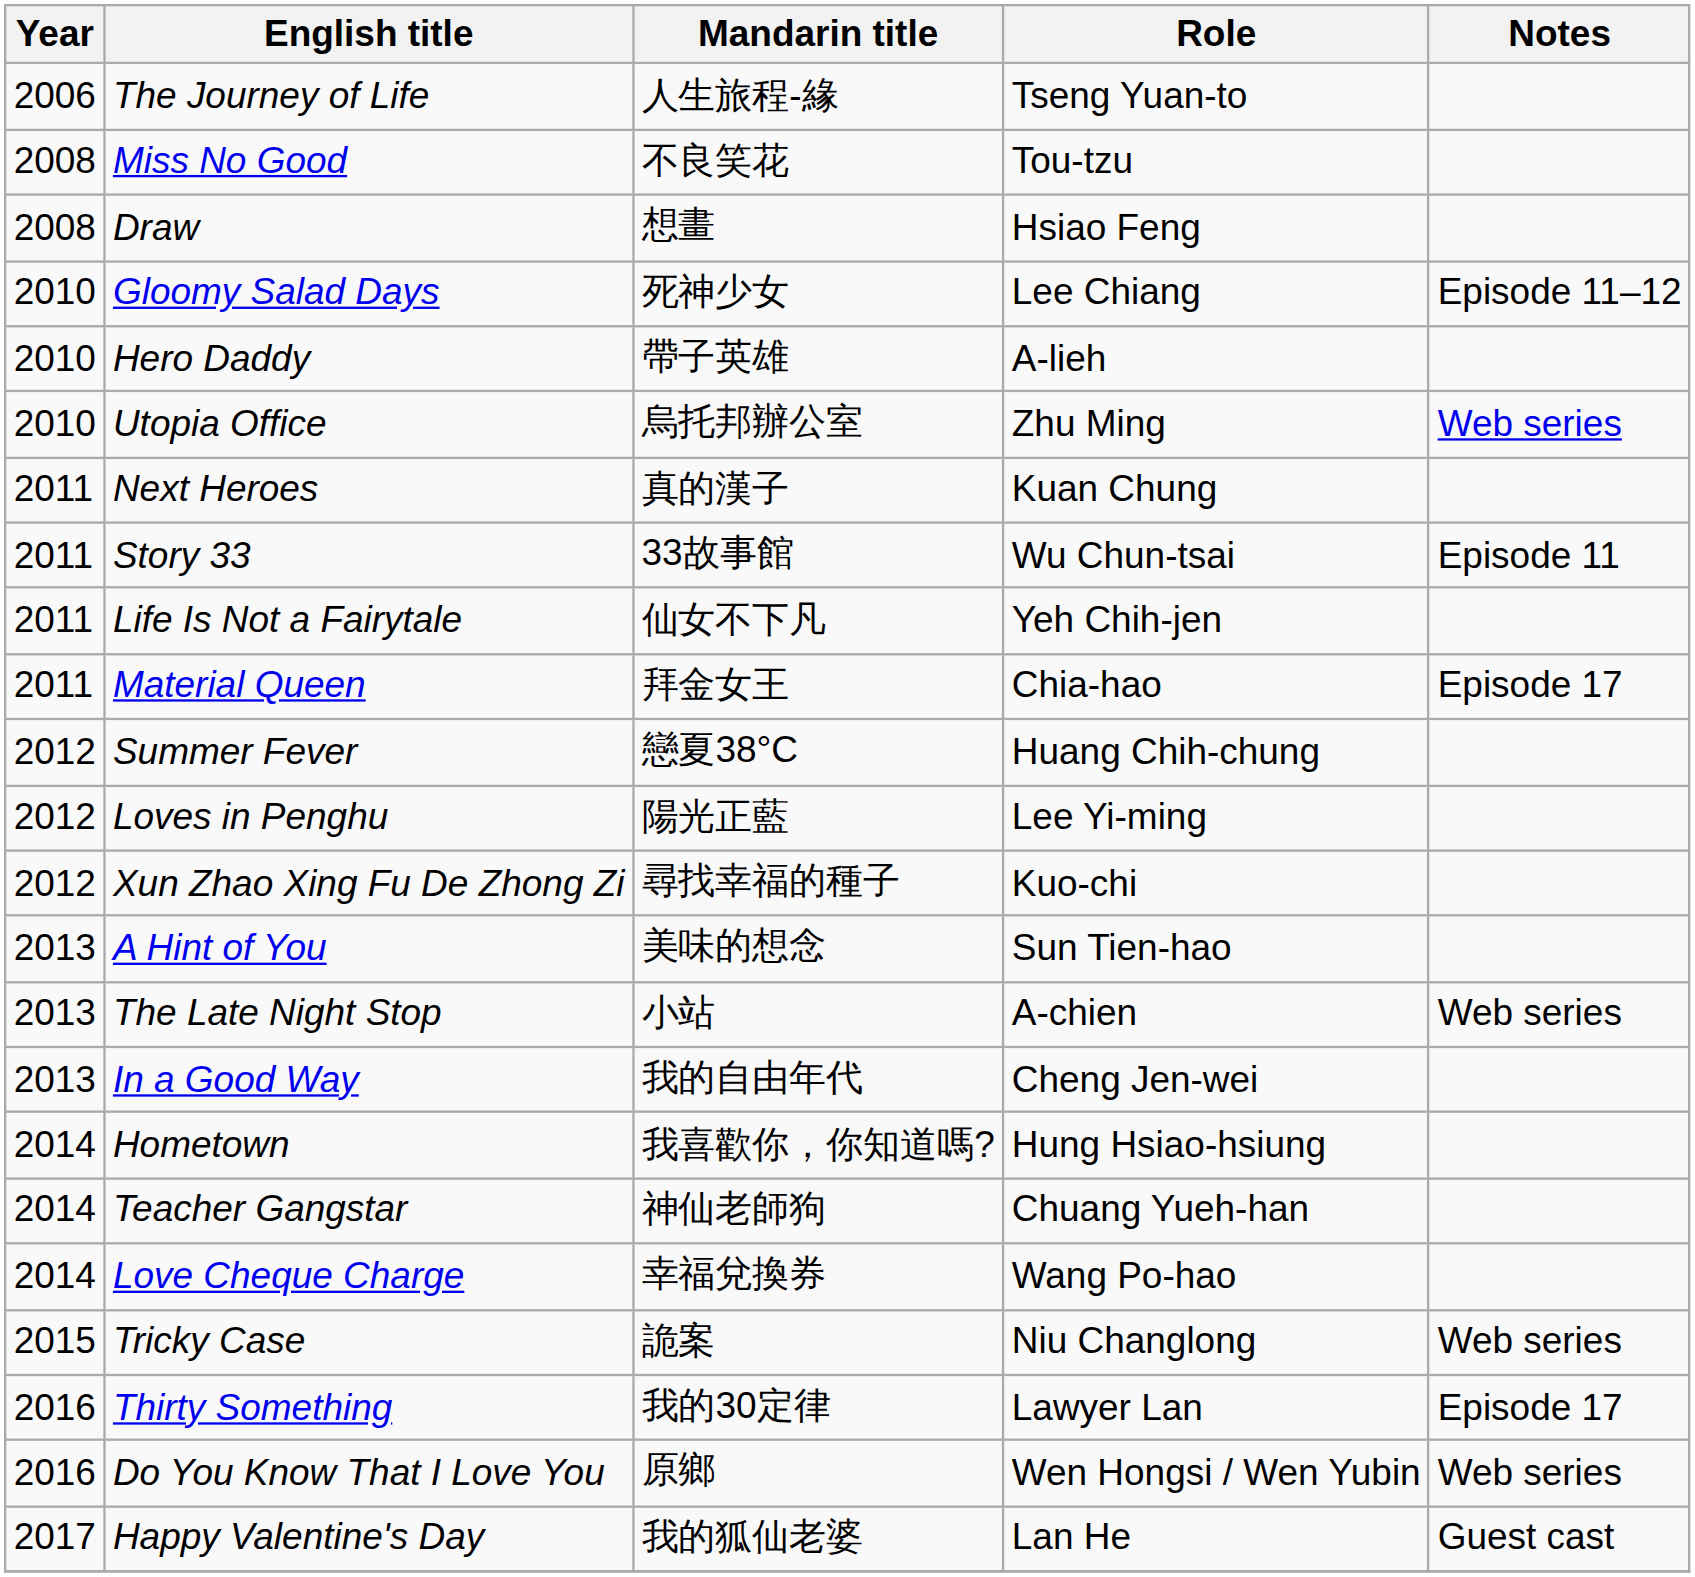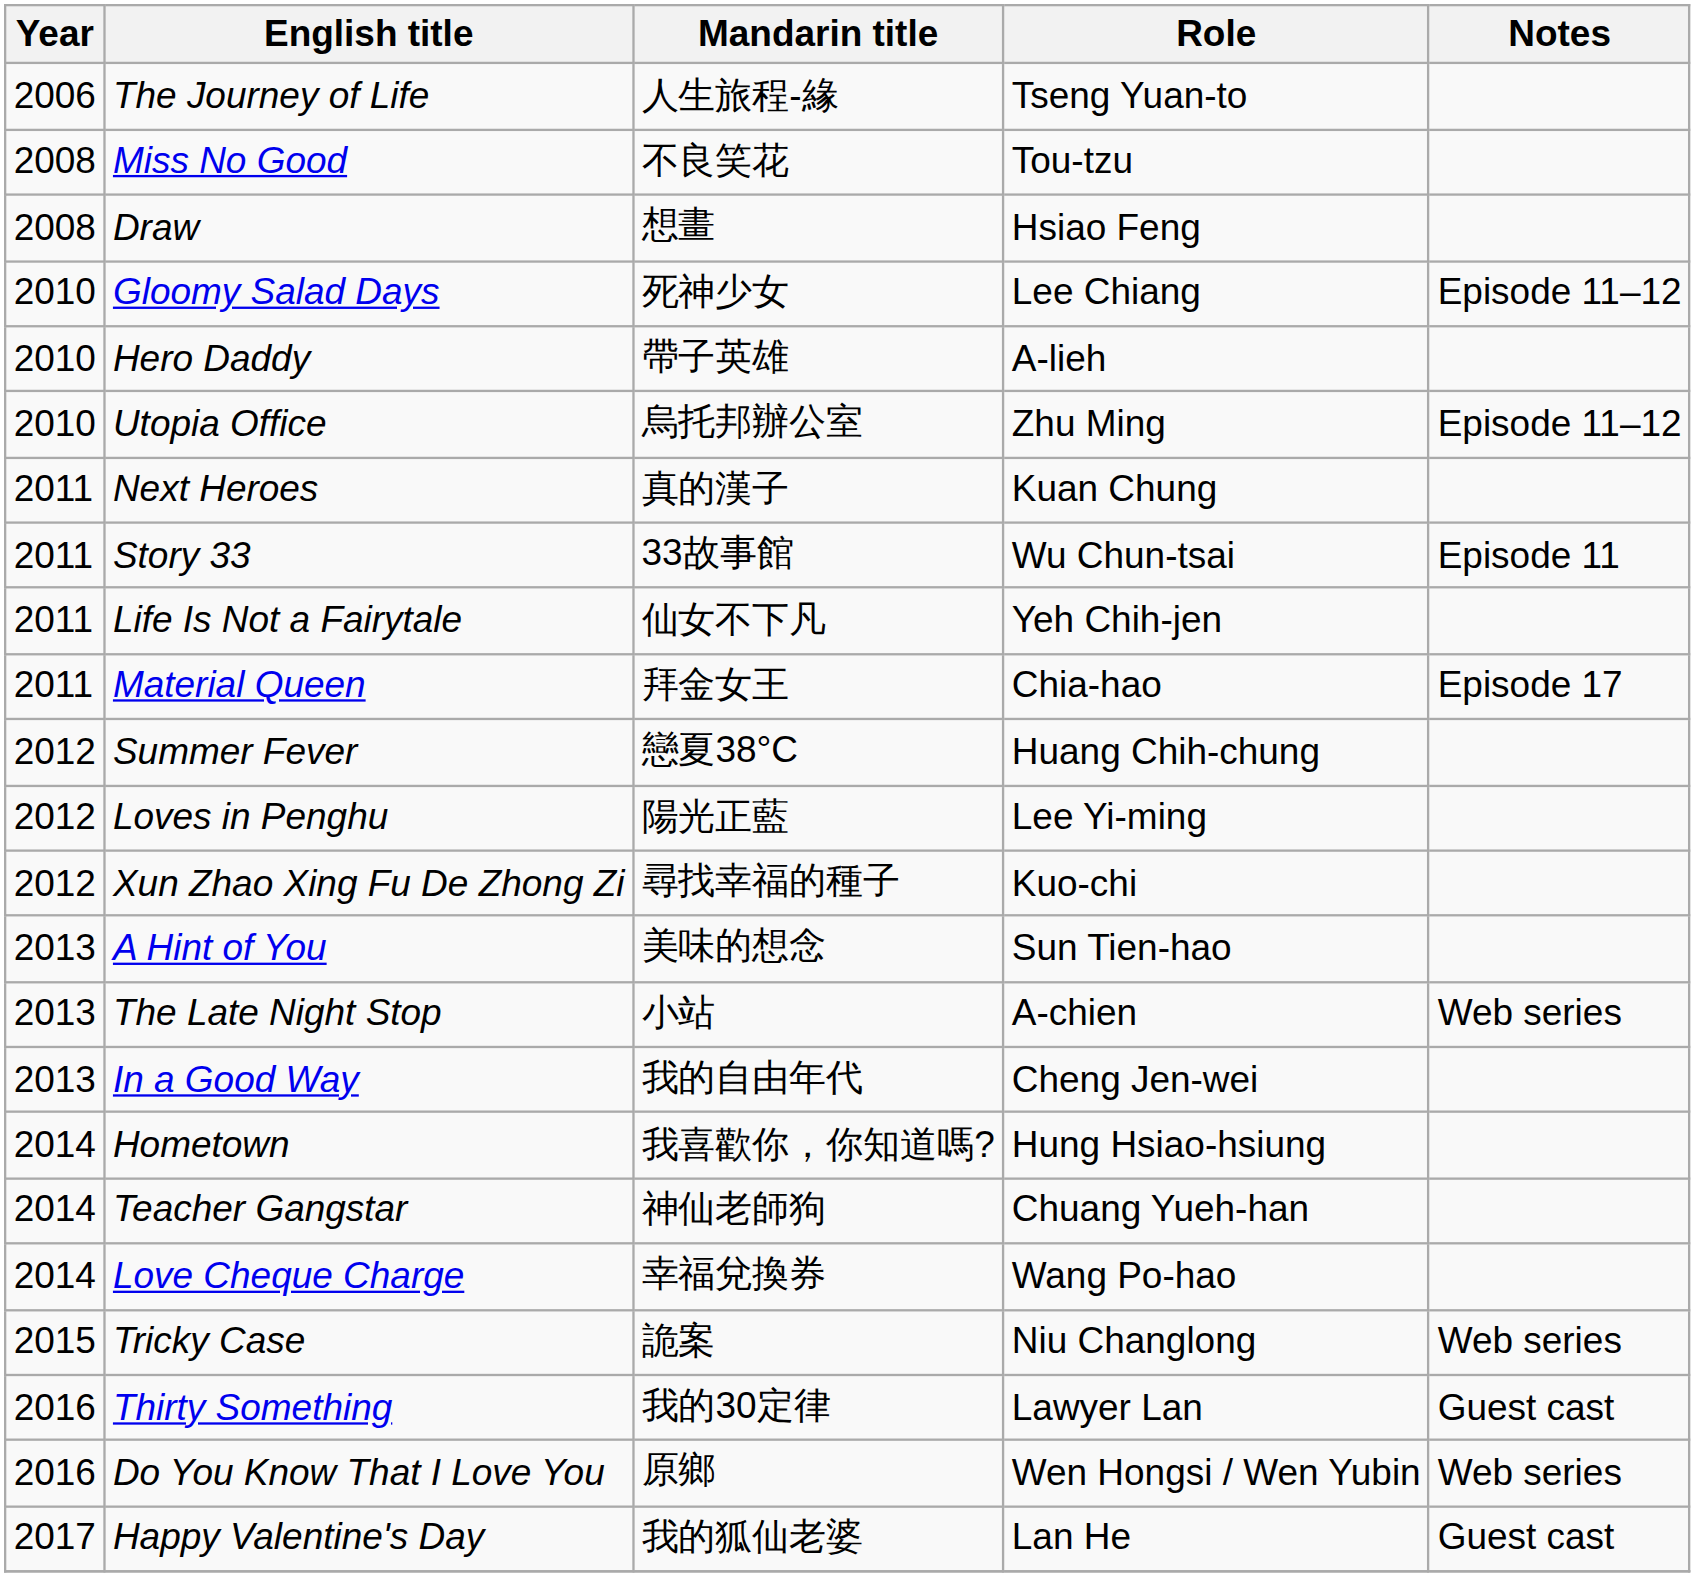(1530, 423) Web series -> (1560, 423) Episode 11–12
(1530, 1406) Episode 17 -> (1526, 1406) Guest cast
